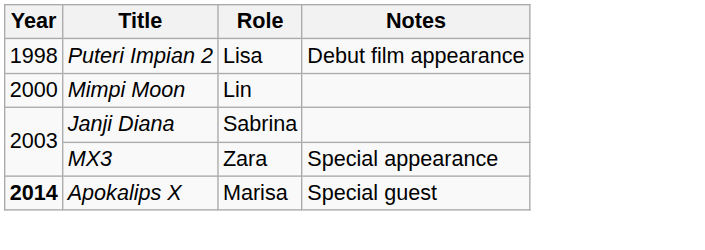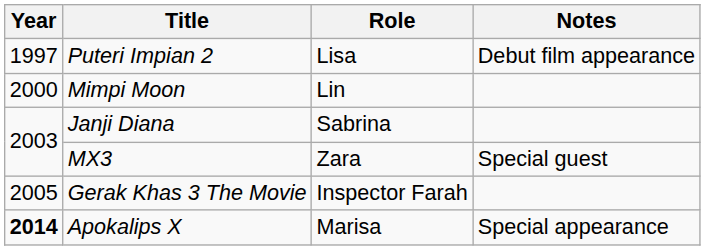(34, 55) 1998 -> (34, 55) 1997
(403, 158) Special appearance -> (543, 158) Special guest
+ row: (187, 192)
(372, 192) Special guest -> (573, 227) Special appearance
